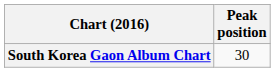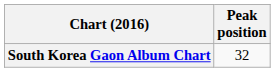(242, 55) 30 -> (242, 55) 32
